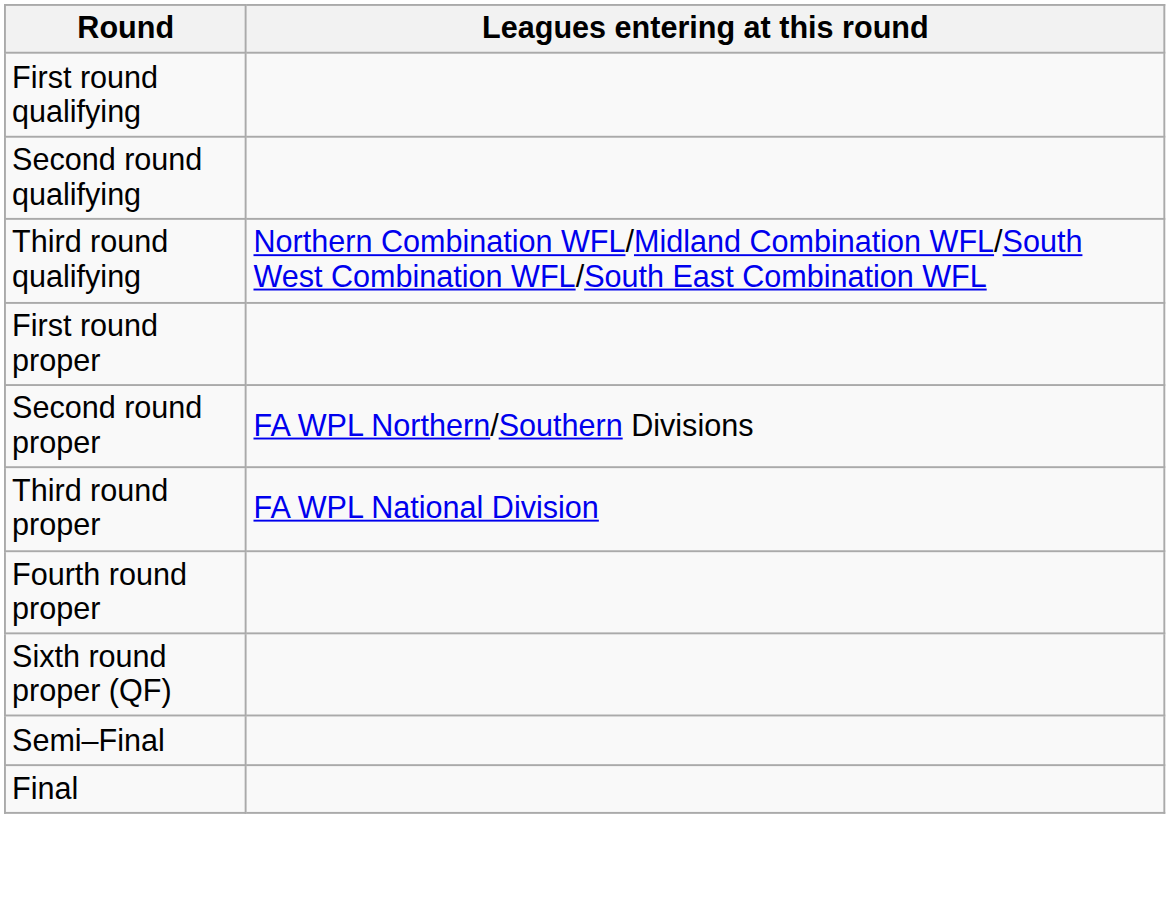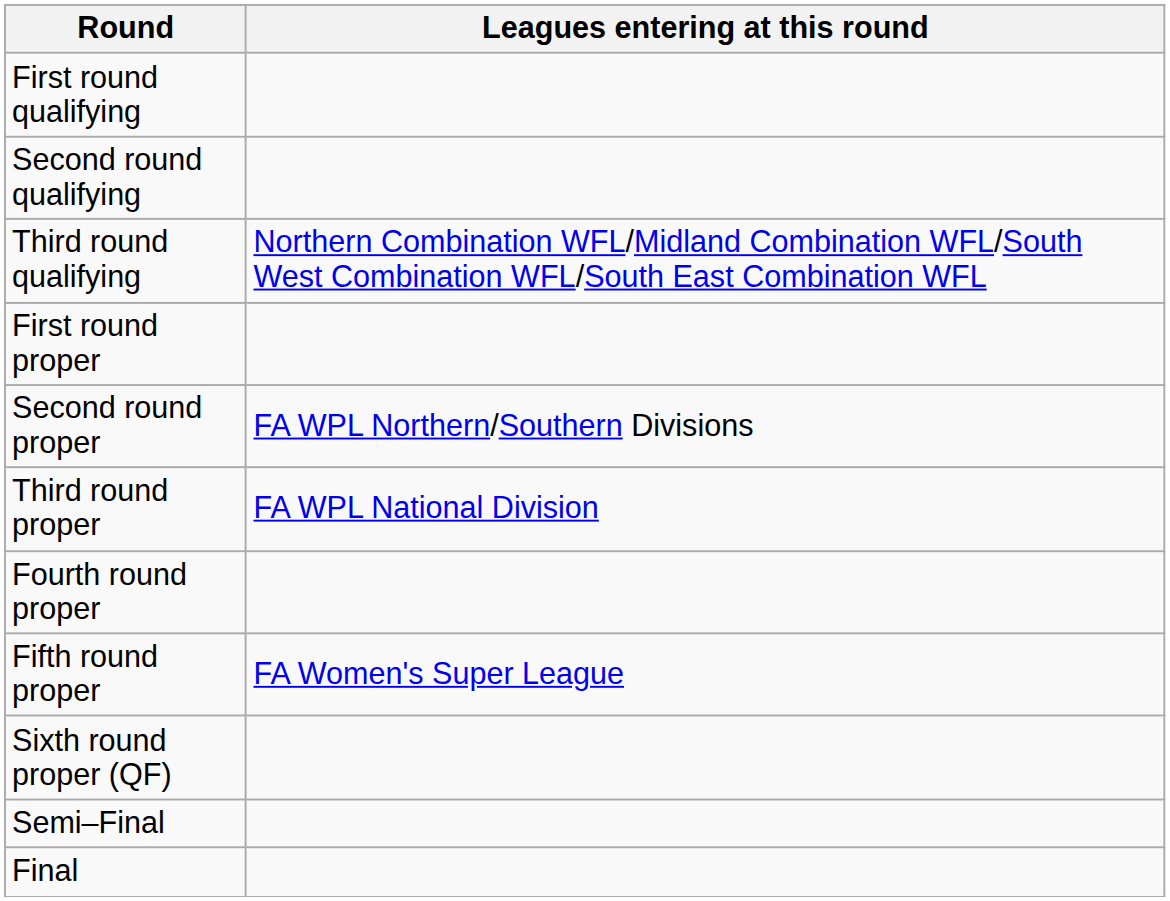+ row: (85, 674)
